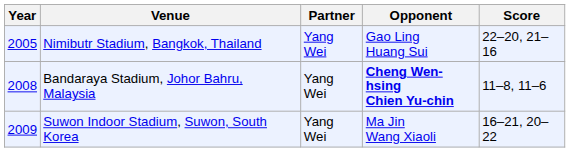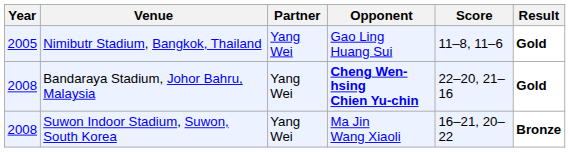+ column: (539, 15)
(515, 44) 22–20, 21–16 -> (471, 44) 11–8, 11–6
(514, 87) 11–8, 11–6 -> (472, 87) 22–20, 21–16
(22, 130) 2009 -> (22, 130) 2008
